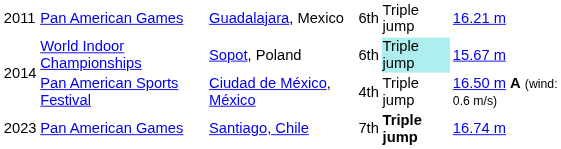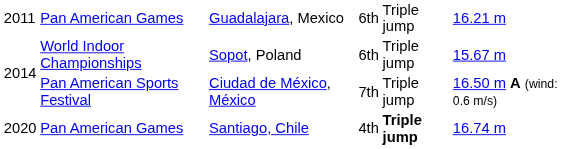(401, 55) paleturquoise background -> (401, 55) no background
(369, 91) 4th -> (369, 91) 7th
(20, 128) 2023 -> (20, 128) 2020
(369, 128) 7th -> (369, 128) 4th
